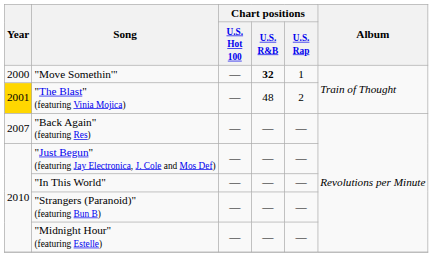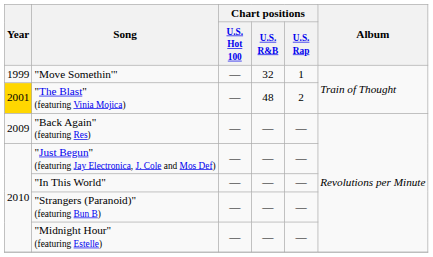(18, 74) 2000 -> (18, 74) 1999
(268, 74) bold -> (268, 74) normal
(18, 128) 2007 -> (18, 128) 2009
